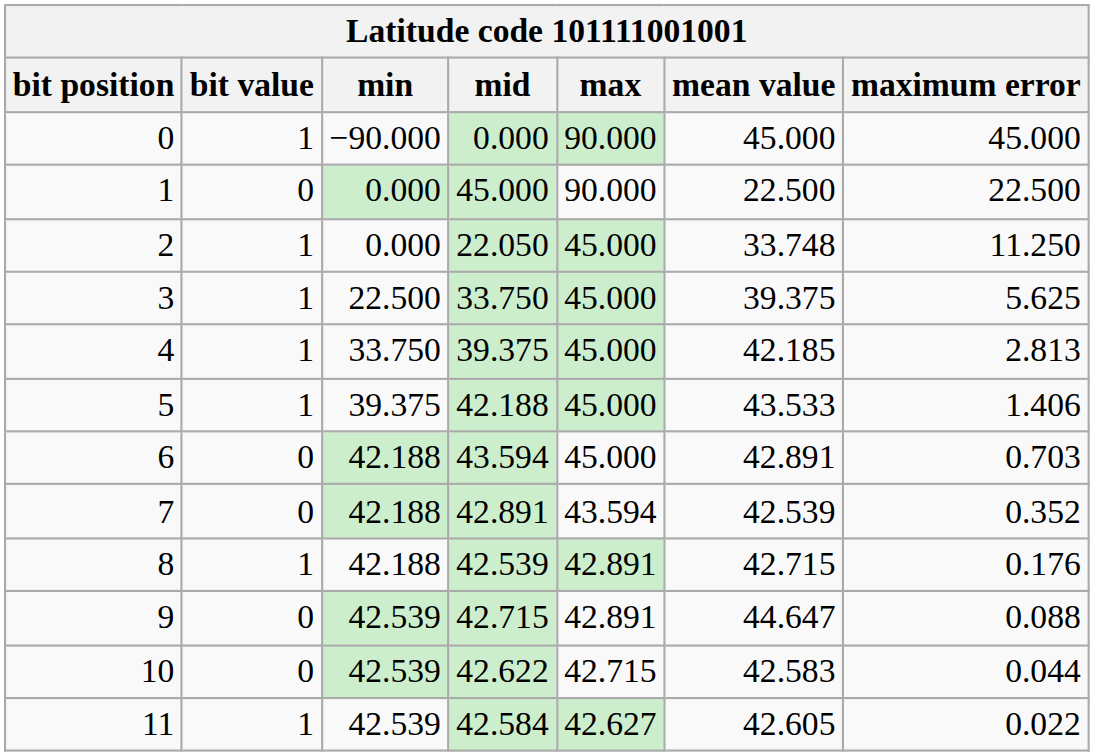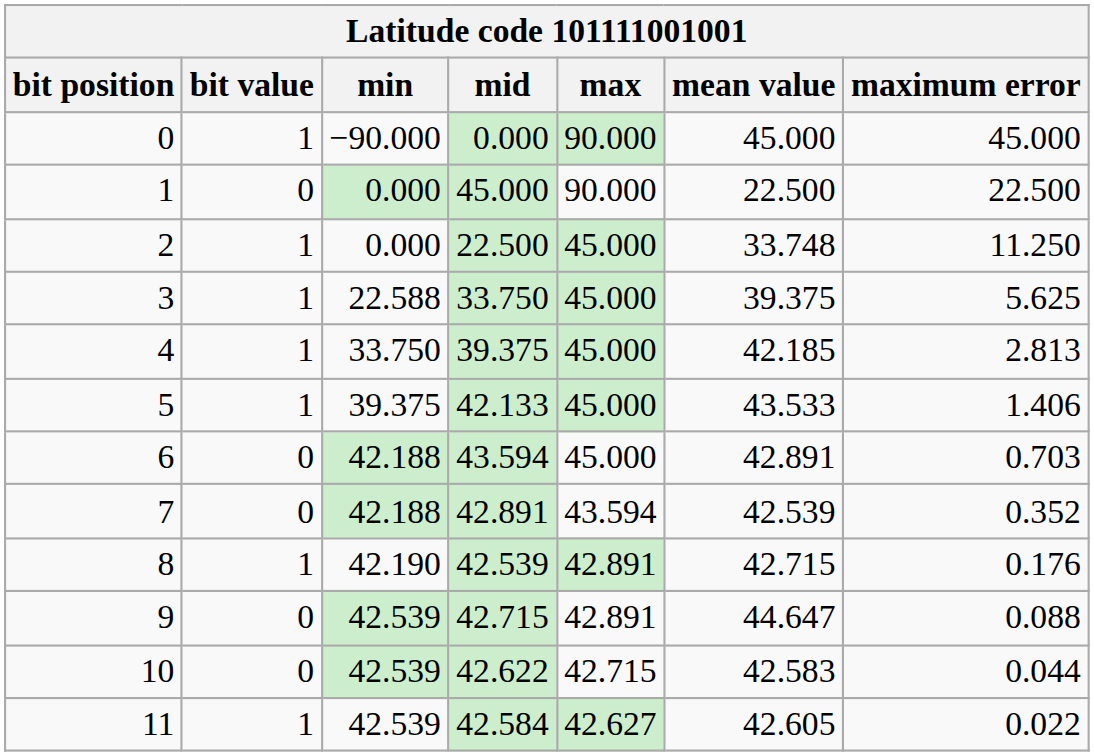(503, 244) 22.050 -> (503, 244) 22.500
(395, 297) 22.500 -> (395, 297) 22.588
(503, 404) 42.188 -> (503, 404) 42.133
(395, 564) 42.188 -> (395, 564) 42.190
